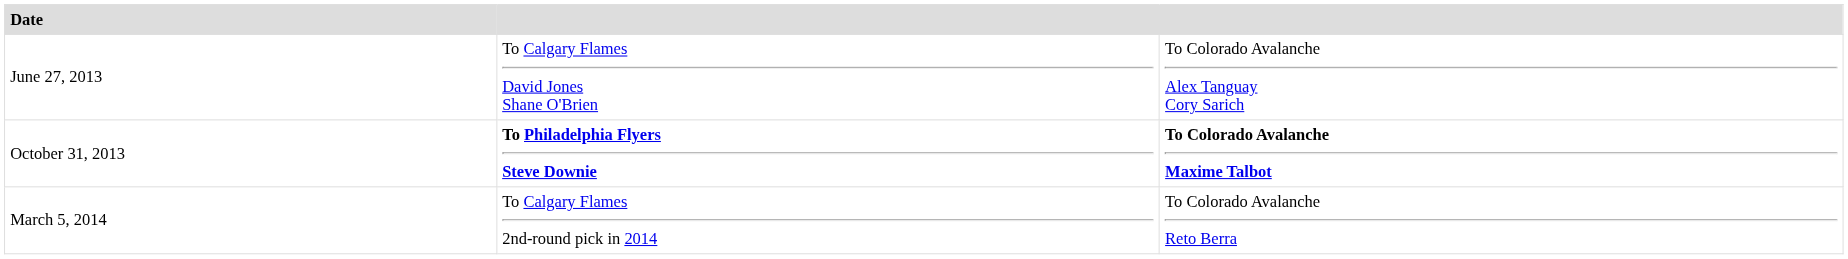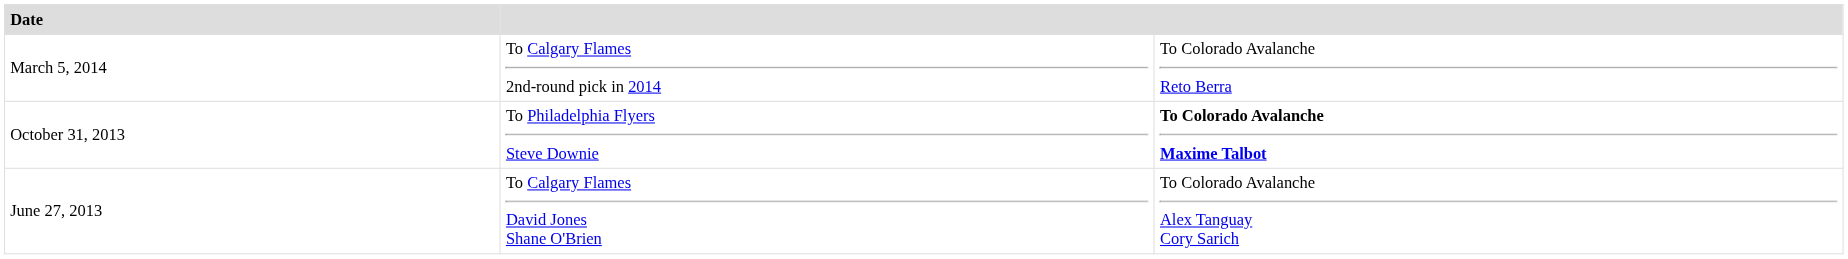rows swapped: (56, 77) <-> (58, 220)
(828, 153) bold -> (827, 134) normal
